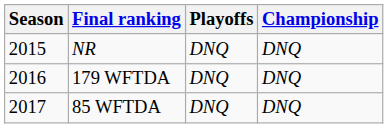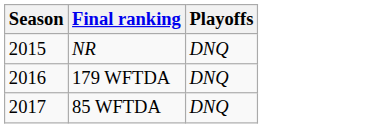- column: (320, 19)
